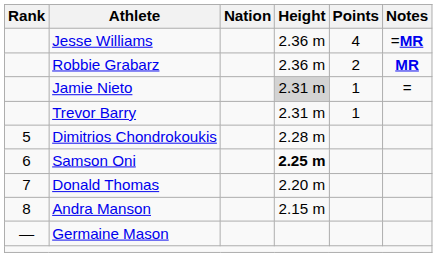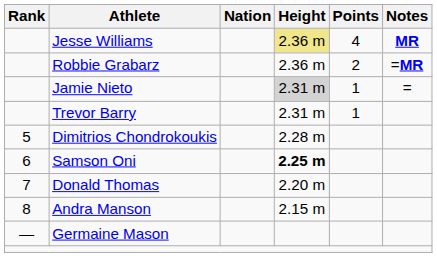(302, 40) no background -> (302, 40) khaki background
(407, 40) =MR -> (407, 40) MR
(407, 64) MR -> (407, 64) =MR
